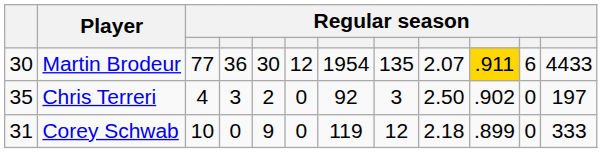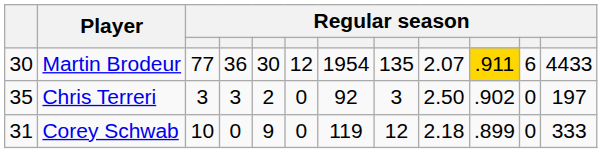(202, 97) 4 -> (202, 97) 3
